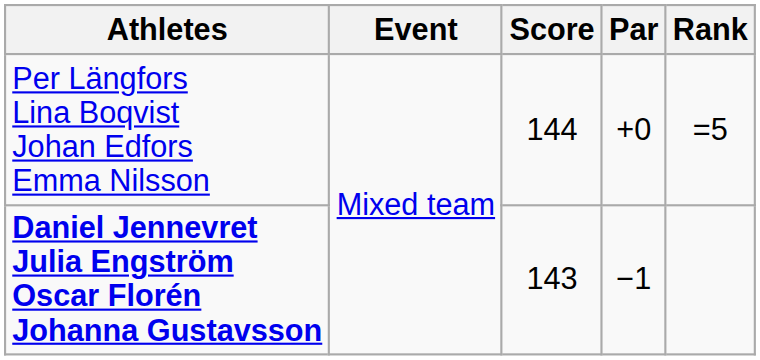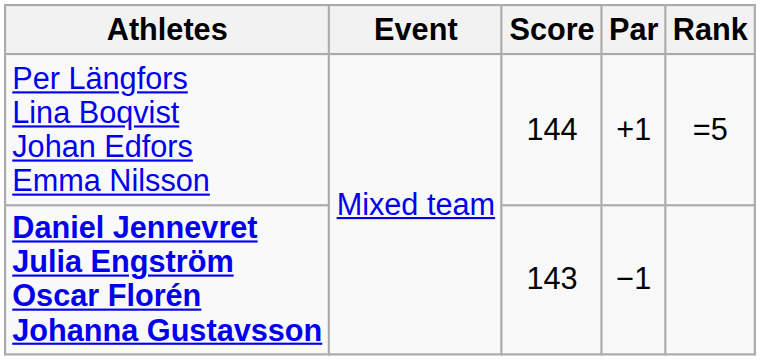(634, 129) +0 -> (634, 129) +1
